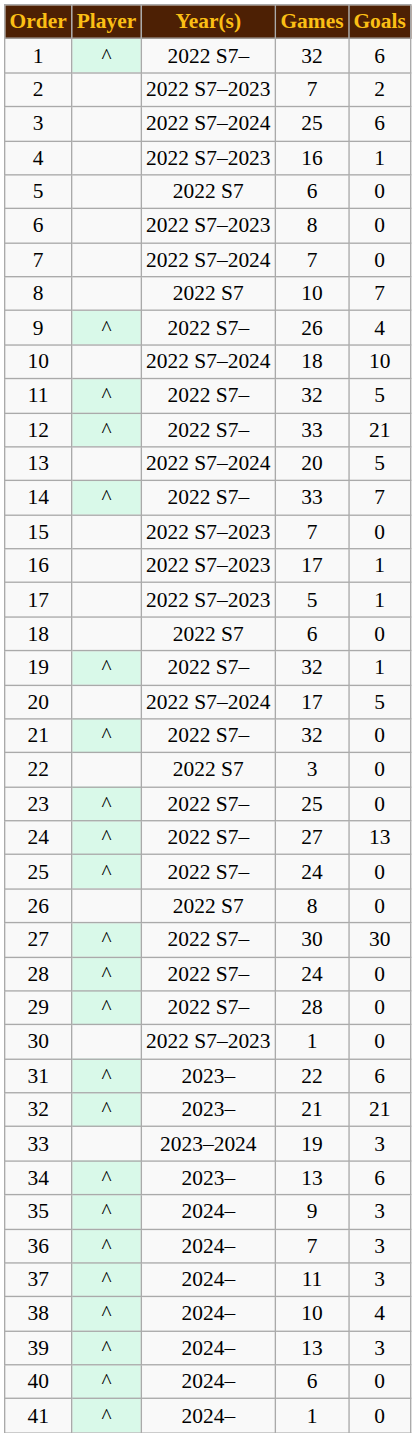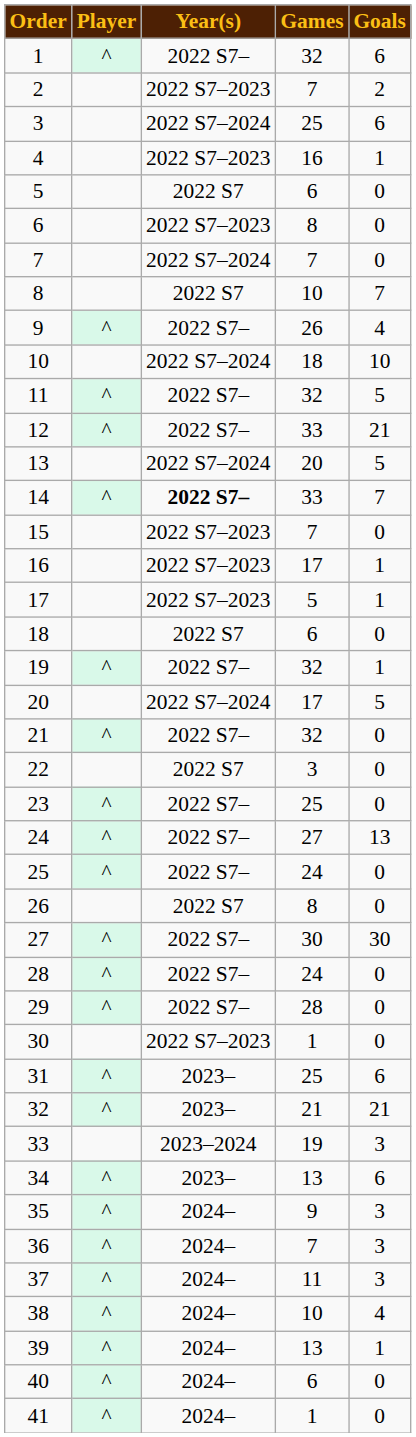(208, 497) normal -> (208, 497) bold
(312, 1075) 22 -> (312, 1075) 25
(380, 1347) 3 -> (380, 1347) 1
